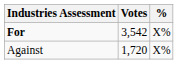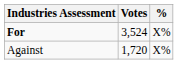(134, 31) 3,542 -> (134, 31) 3,524
